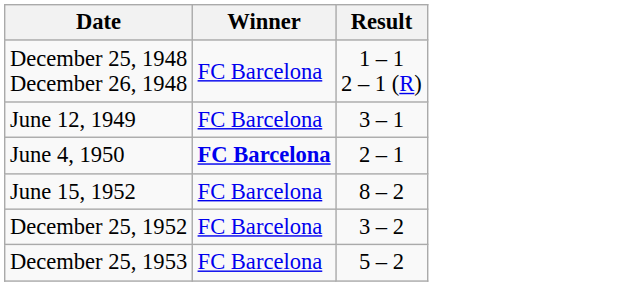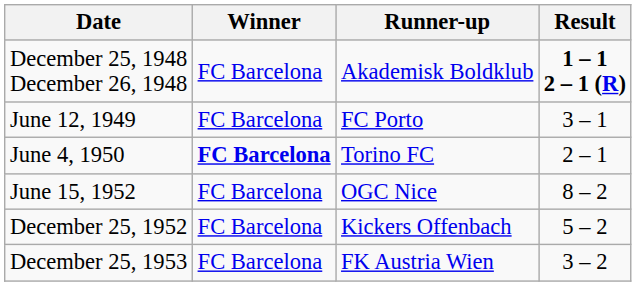+ column: (437, 22)
(381, 70) normal -> (585, 70) bold
(381, 226) 3 – 2 -> (585, 226) 5 – 2
(381, 262) 5 – 2 -> (585, 262) 3 – 2
